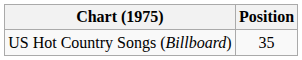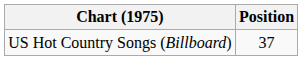(267, 42) 35 -> (267, 42) 37
